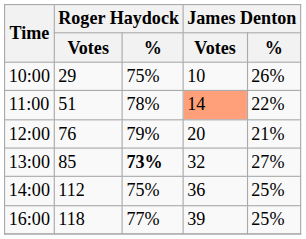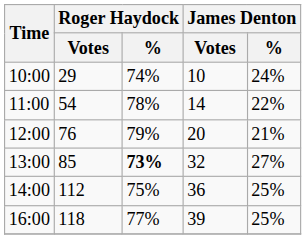(143, 76) 75% -> (143, 76) 74%
(268, 76) 26% -> (268, 76) 24%
(67, 104) 51 -> (67, 104) 54
(196, 104) lightsalmon background -> (196, 104) no background
